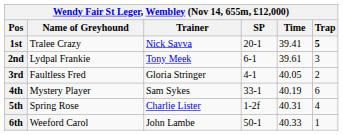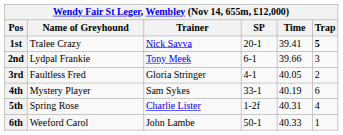(290, 59) 39.61 -> (290, 59) 39.66
